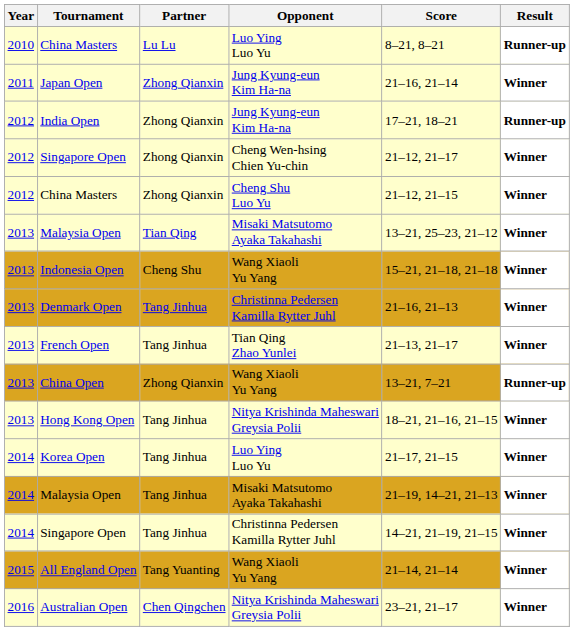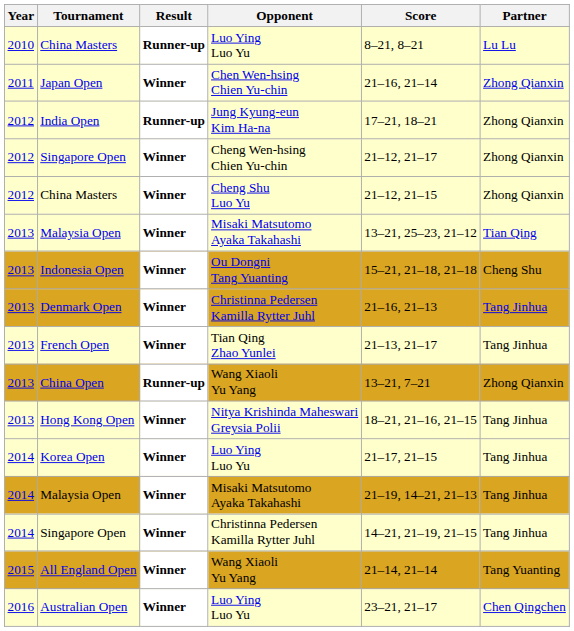columns swapped: (184, 15) <-> (535, 15)
(276, 82) Jung Kyung-eun Kim Ha-na -> (255, 82) Chen Wen-hsing Chien Yu-chin
(265, 270) Wang Xiaoli Yu Yang -> (250, 270) Ou Dongni Tang Yuanting
(305, 607) Nitya Krishinda Maheswari Greysia Polii -> (236, 607) Luo Ying Luo Yu
